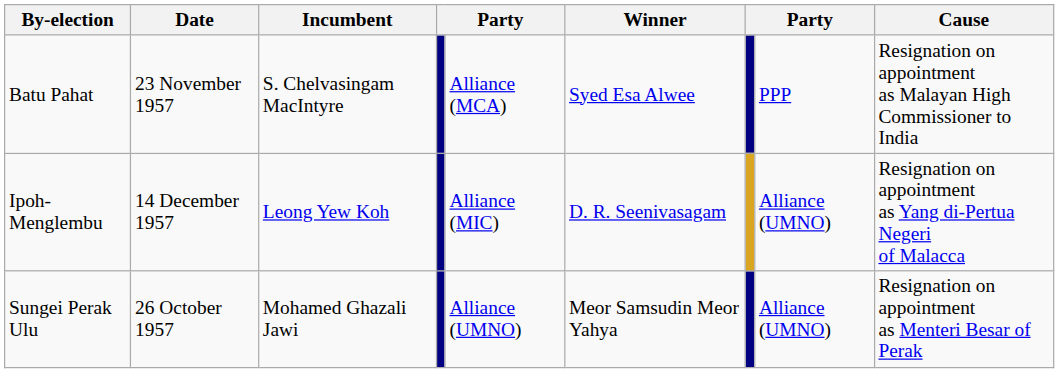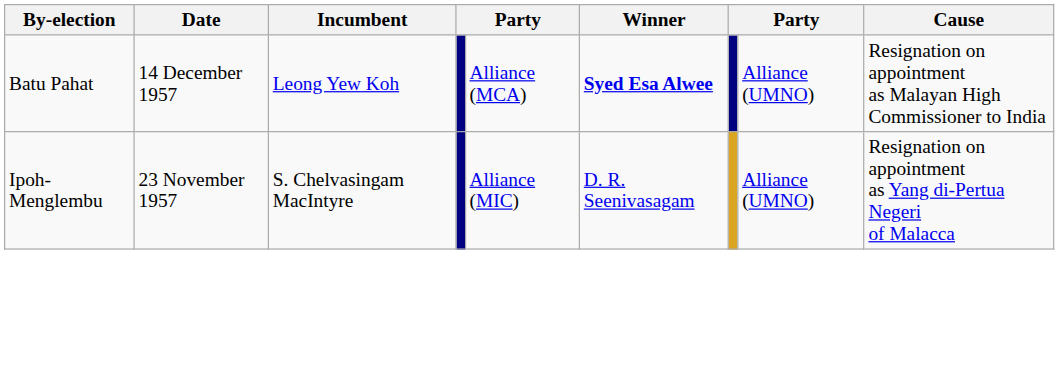(188, 94) 23 November 1957 -> (190, 83) 14 December 1957
(328, 94) S. Chelvasingam MacIntyre -> (336, 83) Leong Yew Koh
(632, 94) normal -> (648, 83) bold
(775, 94) PPP -> (778, 83) Alliance (UMNO)
(187, 211) 14 December 1957 -> (191, 190) 23 November 1957
(326, 211) Leong Yew Koh -> (338, 190) S. Chelvasingam MacIntyre
- row: (60, 318)
